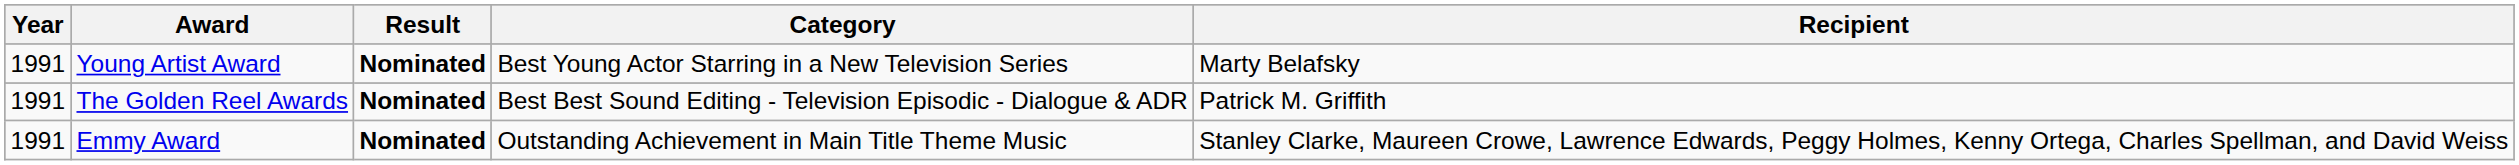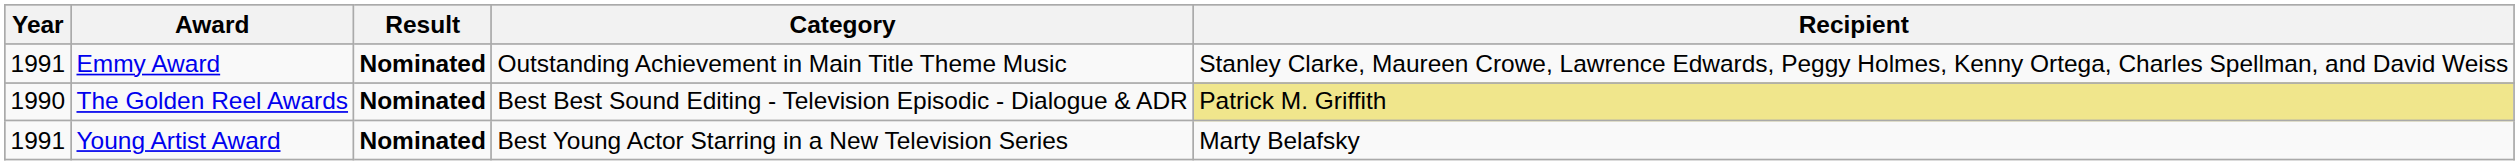rows swapped: (148, 141) <-> (179, 63)
(38, 102) 1991 -> (38, 102) 1990
(1293, 102) no background -> (1293, 102) khaki background
